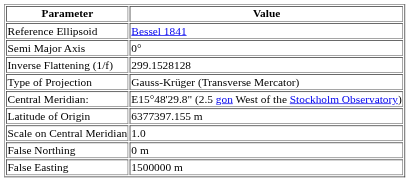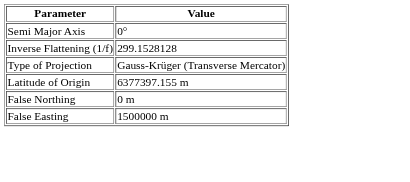- row: (53, 31)
- row: (48, 99)
- row: (67, 133)
